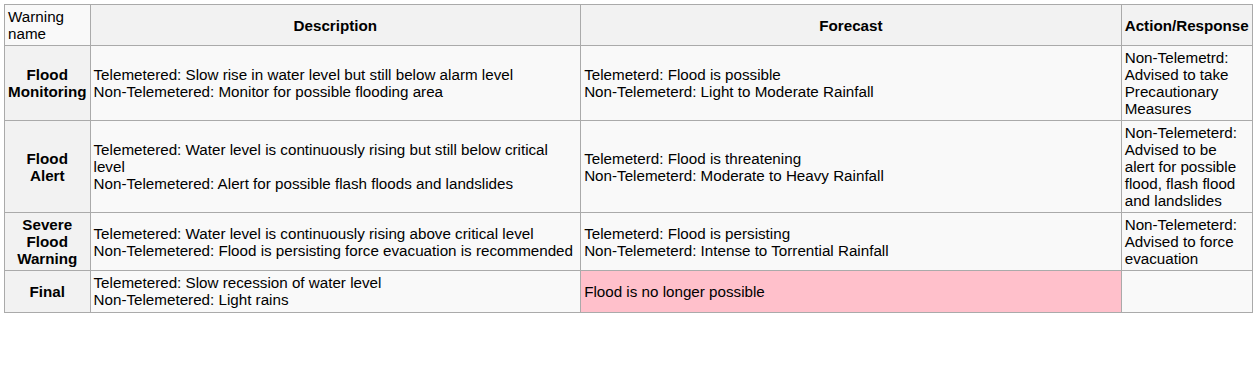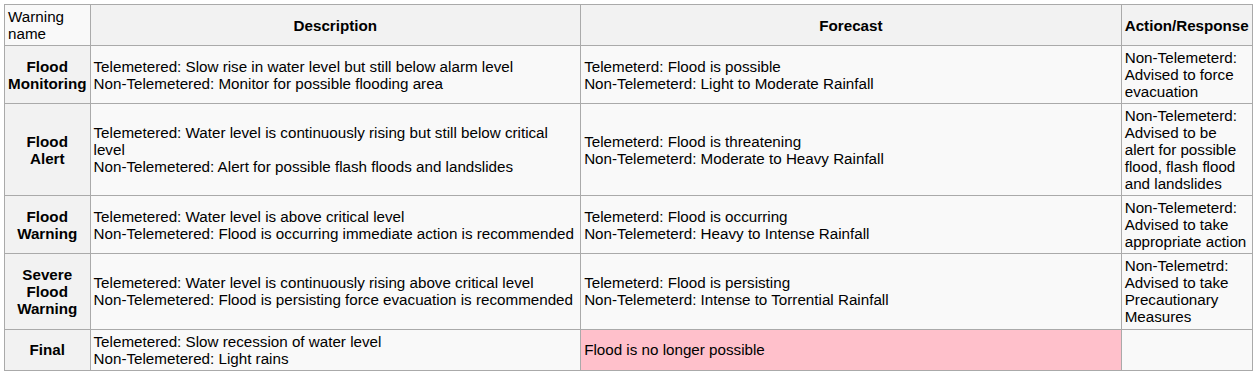(1177, 83) Non-Telemetrd: Advised to take Precautionary Measures -> (1181, 75) Non-Telemeterd: Advised to force evacuation
+ row: (47, 225)
(1181, 242) Non-Telemeterd: Advised to force evacuation -> (1177, 291) Non-Telemetrd: Advised to take Precautionary Measures
